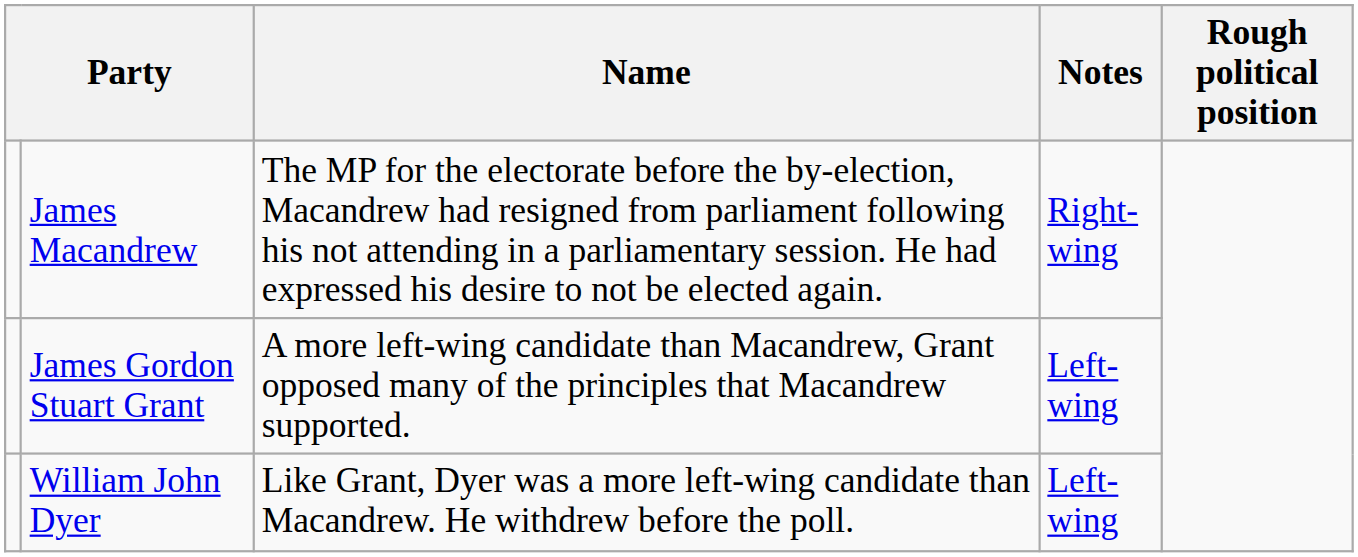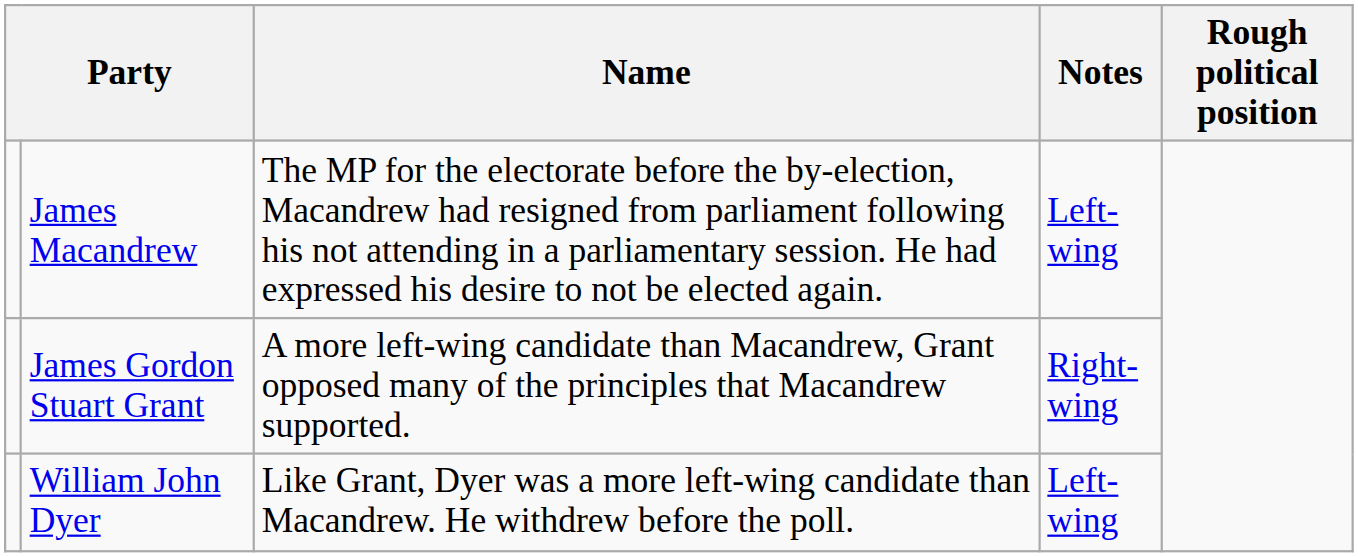(1093, 228) Right-wing -> (1083, 228) Left-wing
(1083, 385) Left-wing -> (1093, 385) Right-wing
